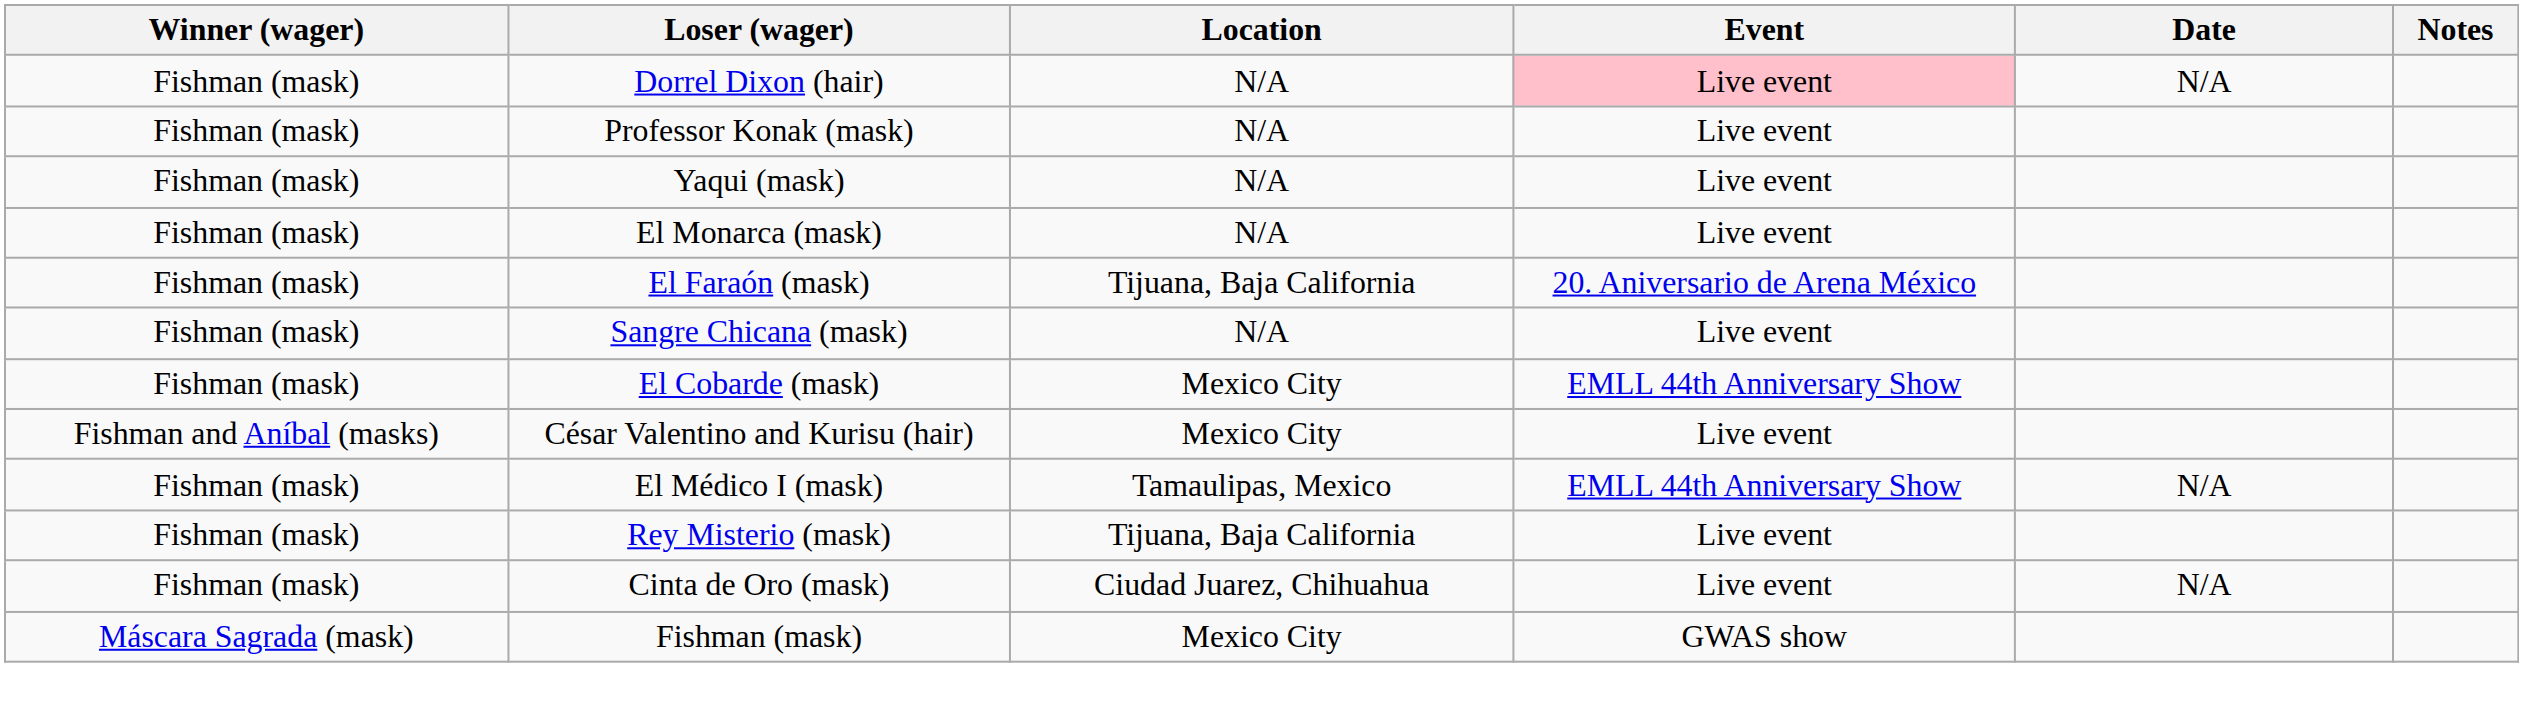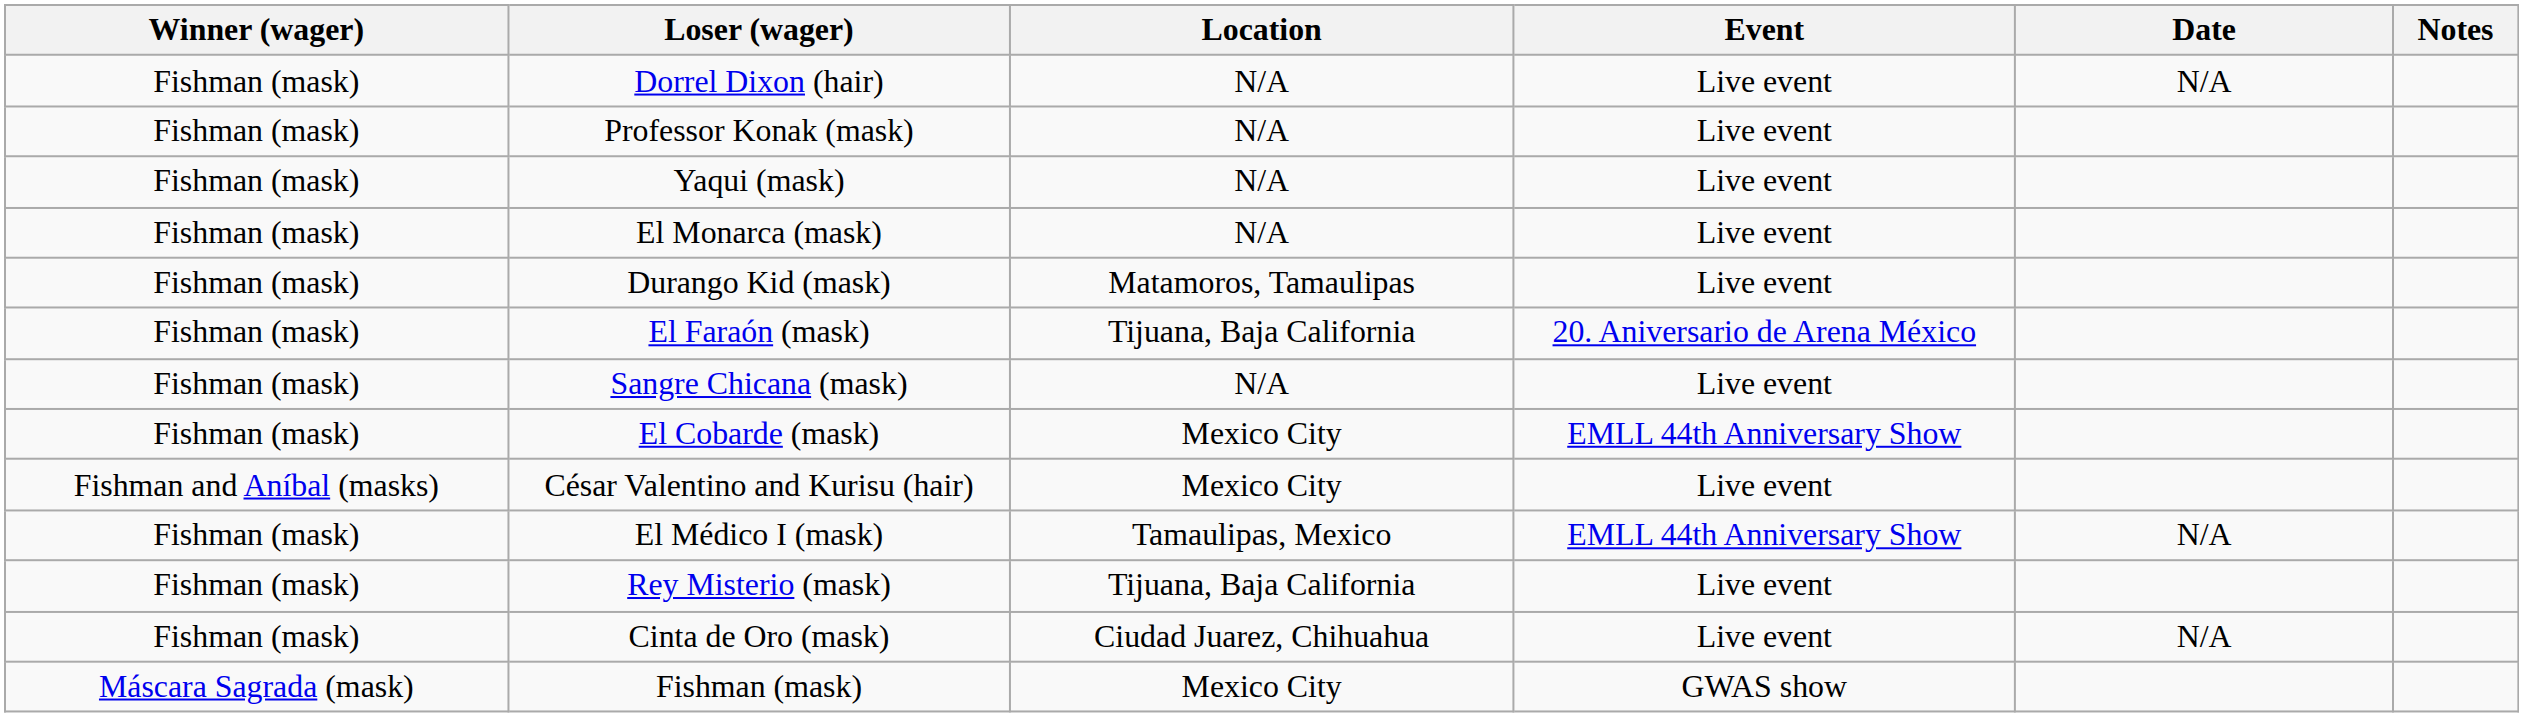(1764, 80) pink background -> (1764, 80) no background
+ row: (759, 282)
